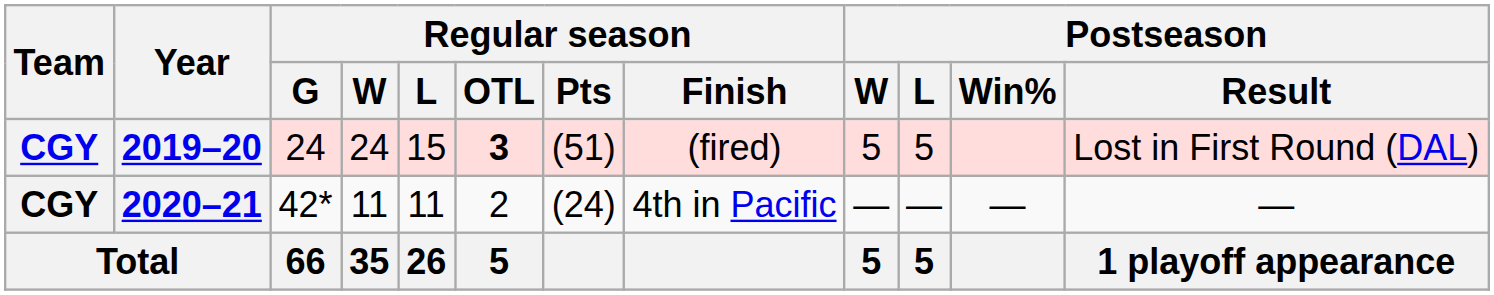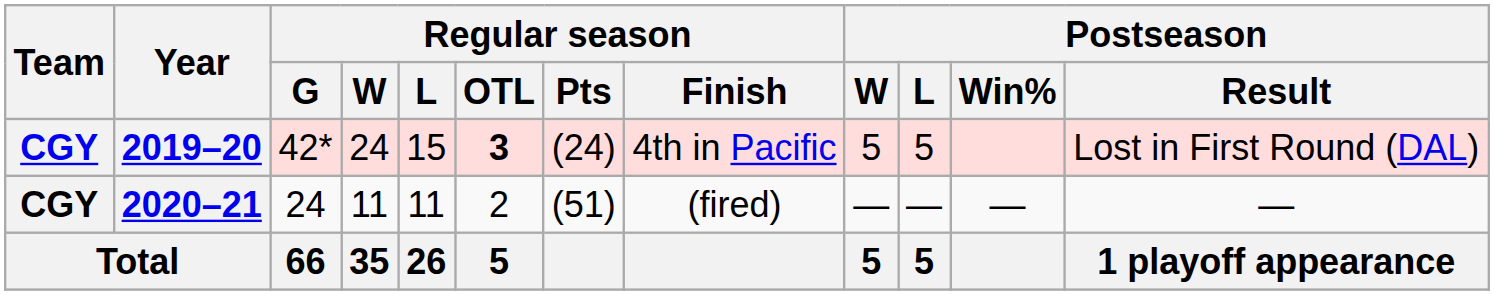(306, 148) 24 -> (306, 148) 42*
(584, 148) (51) -> (584, 148) (24)
(734, 148) (fired) -> (734, 148) 4th in Pacific
(306, 205) 42* -> (306, 205) 24
(584, 205) (24) -> (584, 205) (51)
(734, 205) 4th in Pacific -> (734, 205) (fired)
